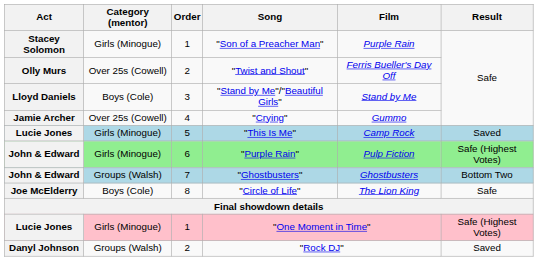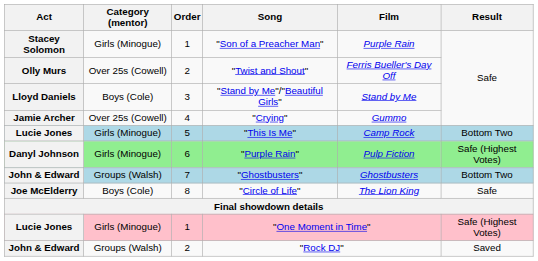(487, 133) Saved -> (487, 133) Bottom Two
(44, 154) John & Edward -> (44, 154) Danyl Johnson
(44, 248) Danyl Johnson -> (44, 248) John & Edward
